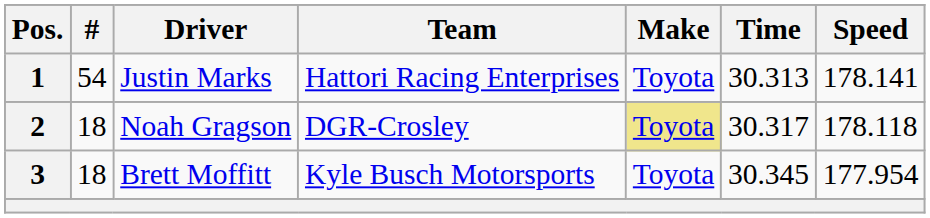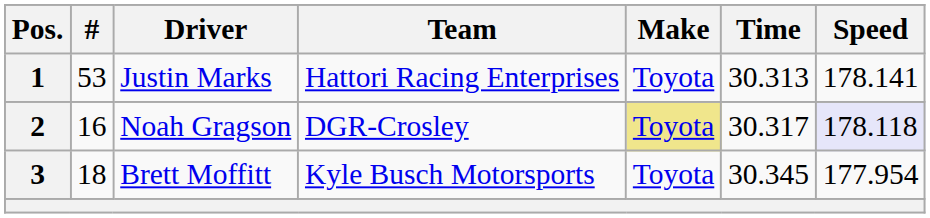(92, 77) 54 -> (92, 77) 53
(92, 126) 18 -> (92, 126) 16
(870, 126) no background -> (870, 126) lavender background
